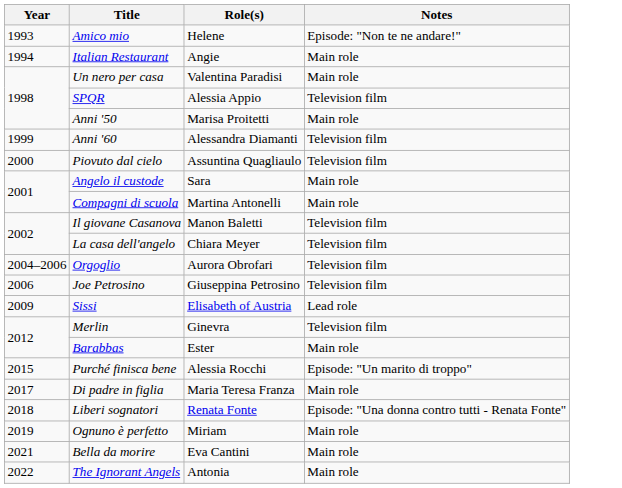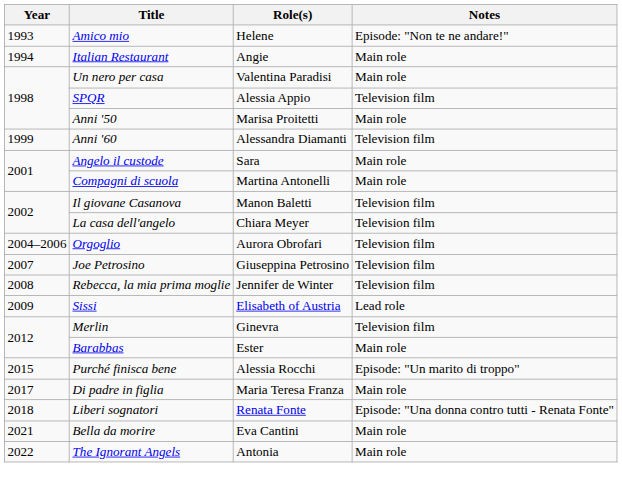- row: (117, 160)
(21, 285) 2006 -> (21, 264) 2007
+ row: (151, 285)
- row: (120, 431)
